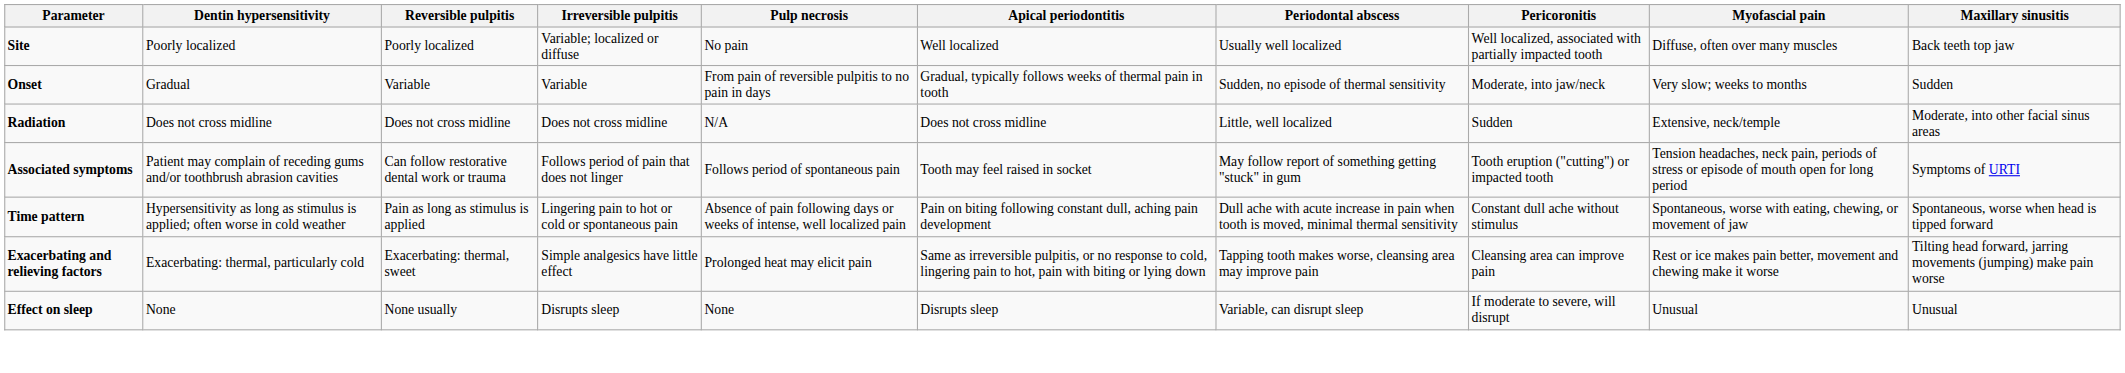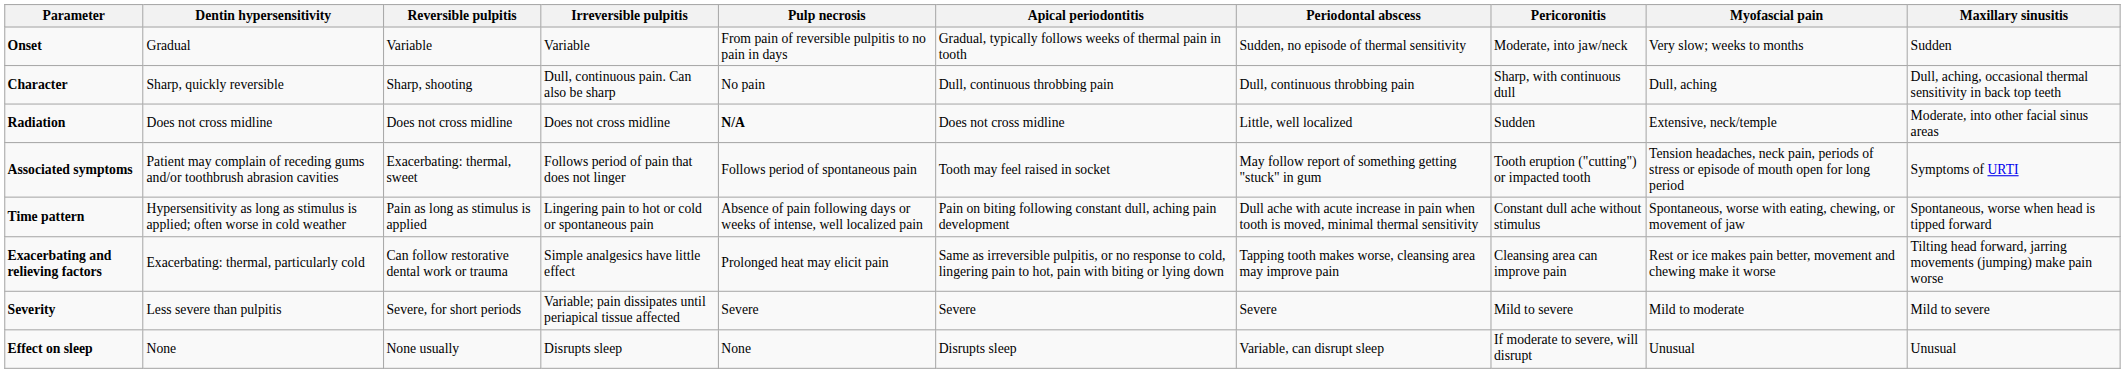- row: (19, 46)
+ row: (38, 85)
(716, 123) normal -> (733, 123) bold
(446, 170) Can follow restorative dental work or trauma -> (449, 170) Exacerbating: thermal, sweet
(447, 263) Exacerbating: thermal, sweet -> (448, 263) Can follow restorative dental work or trauma
+ row: (31, 310)
